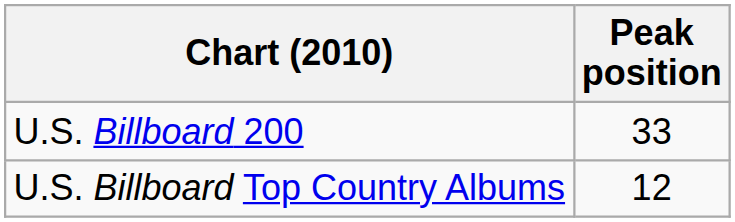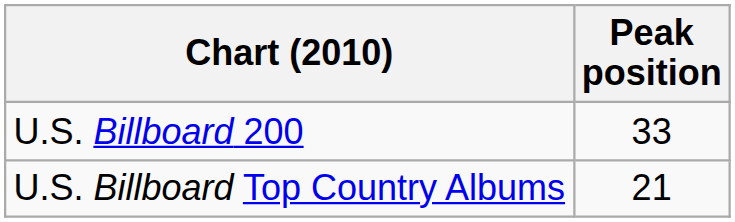(652, 187) 12 -> (652, 187) 21
